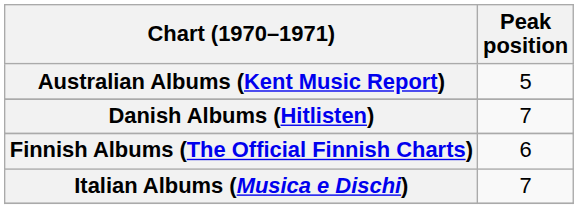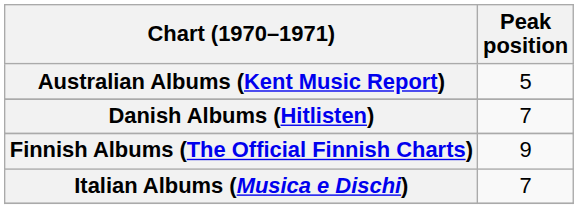(526, 150) 6 -> (526, 150) 9
